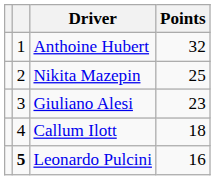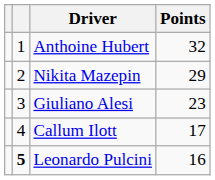(197, 74) 25 -> (197, 74) 29
(197, 131) 18 -> (197, 131) 17
